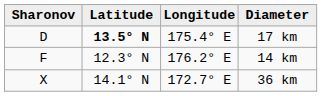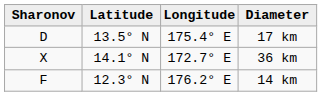(121, 37) bold -> (121, 37) normal
rows swapped: (277, 59) <-> (277, 80)
